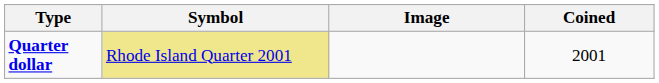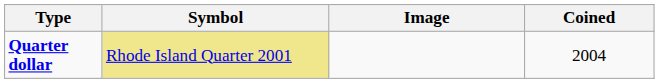(589, 54) 2001 -> (589, 54) 2004
